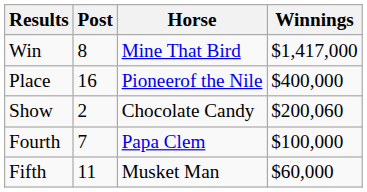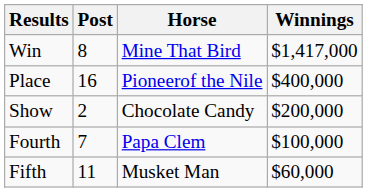(307, 111) $200,060 -> (307, 111) $200,000
